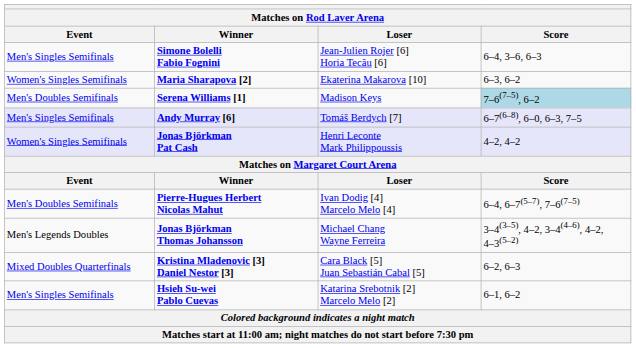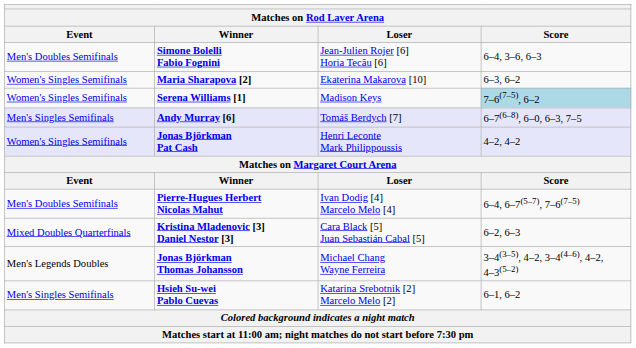(60, 57) Men's Singles Semifinals -> (62, 57) Men's Doubles Semifinals
(62, 98) Men's Doubles Semifinals -> (67, 98) Women's Singles Semifinals
rows swapped: (200, 235) <-> (211, 266)
